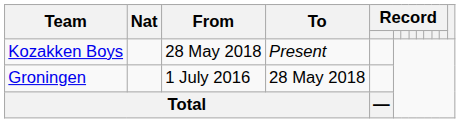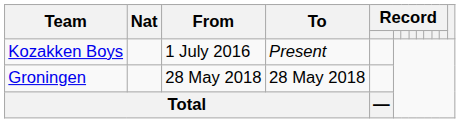(213, 51) 28 May 2018 -> (208, 51) 1 July 2016
(208, 78) 1 July 2016 -> (213, 78) 28 May 2018
